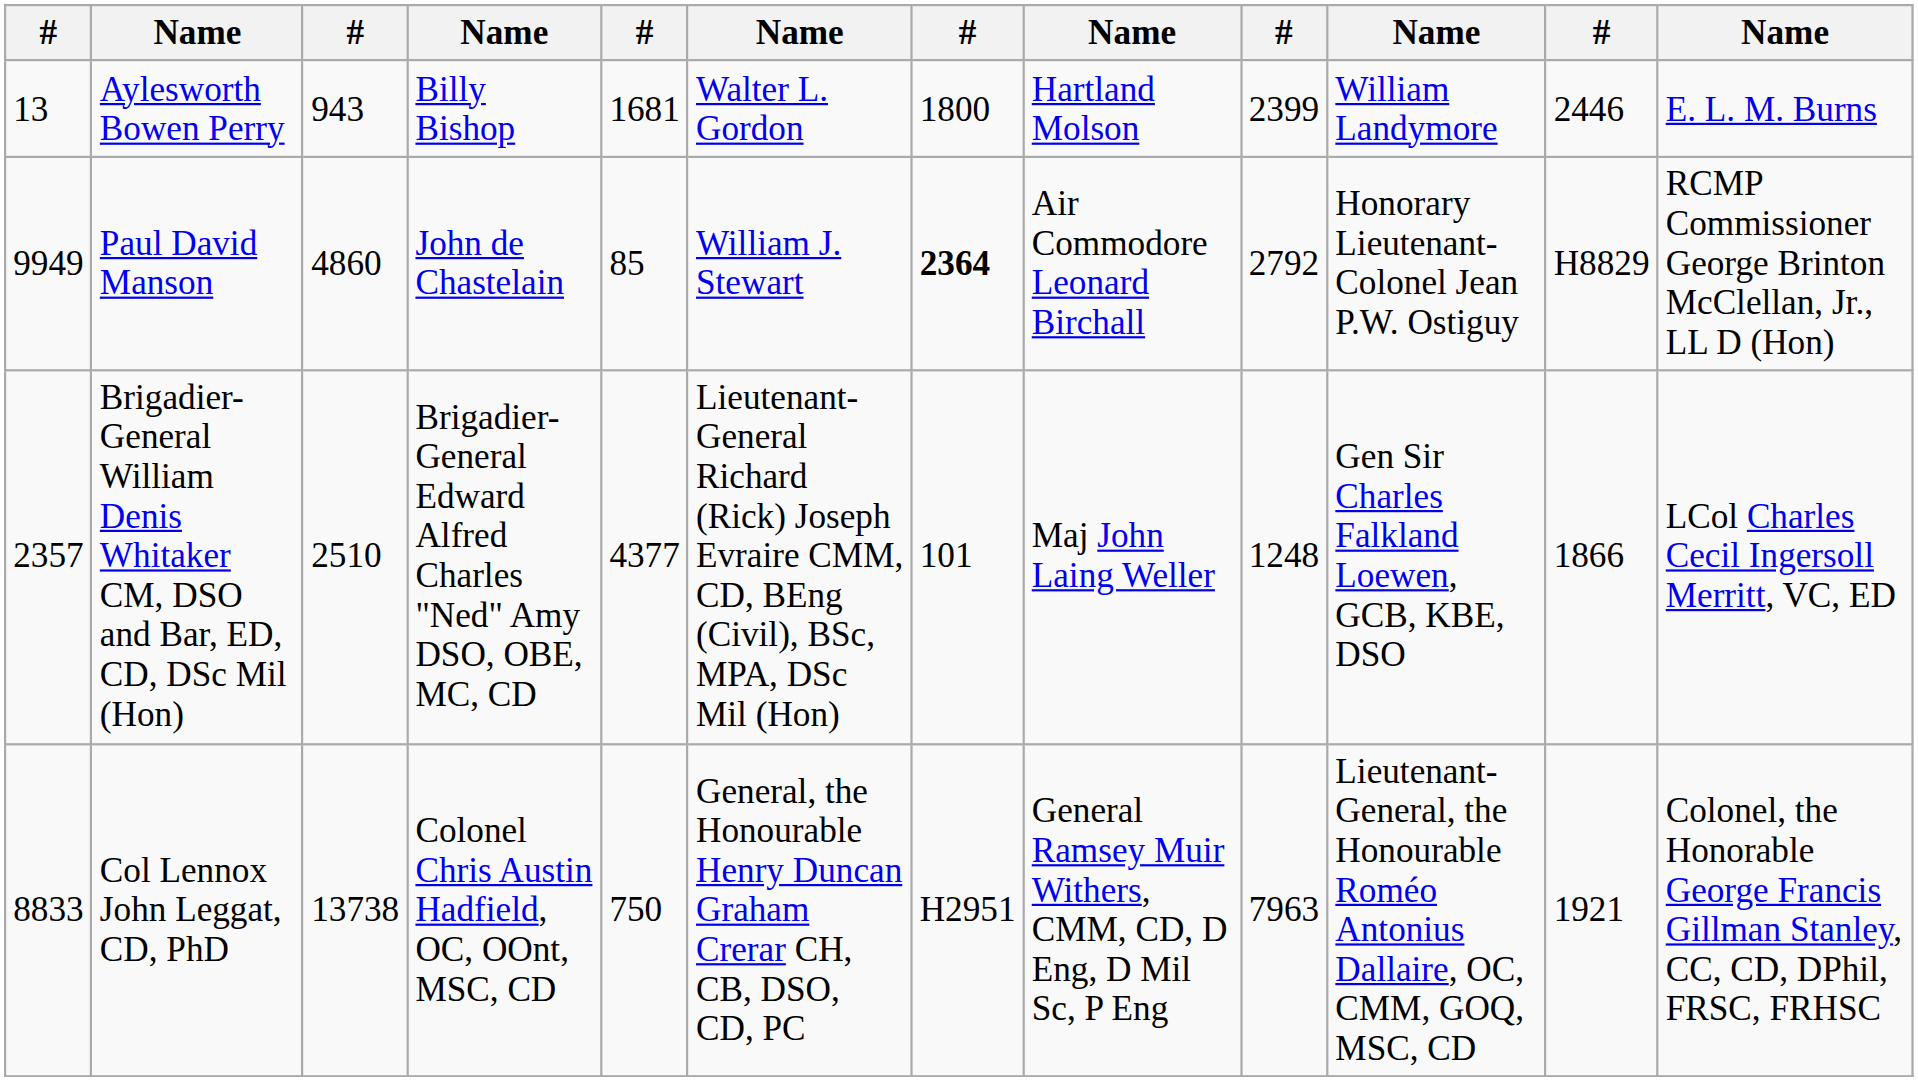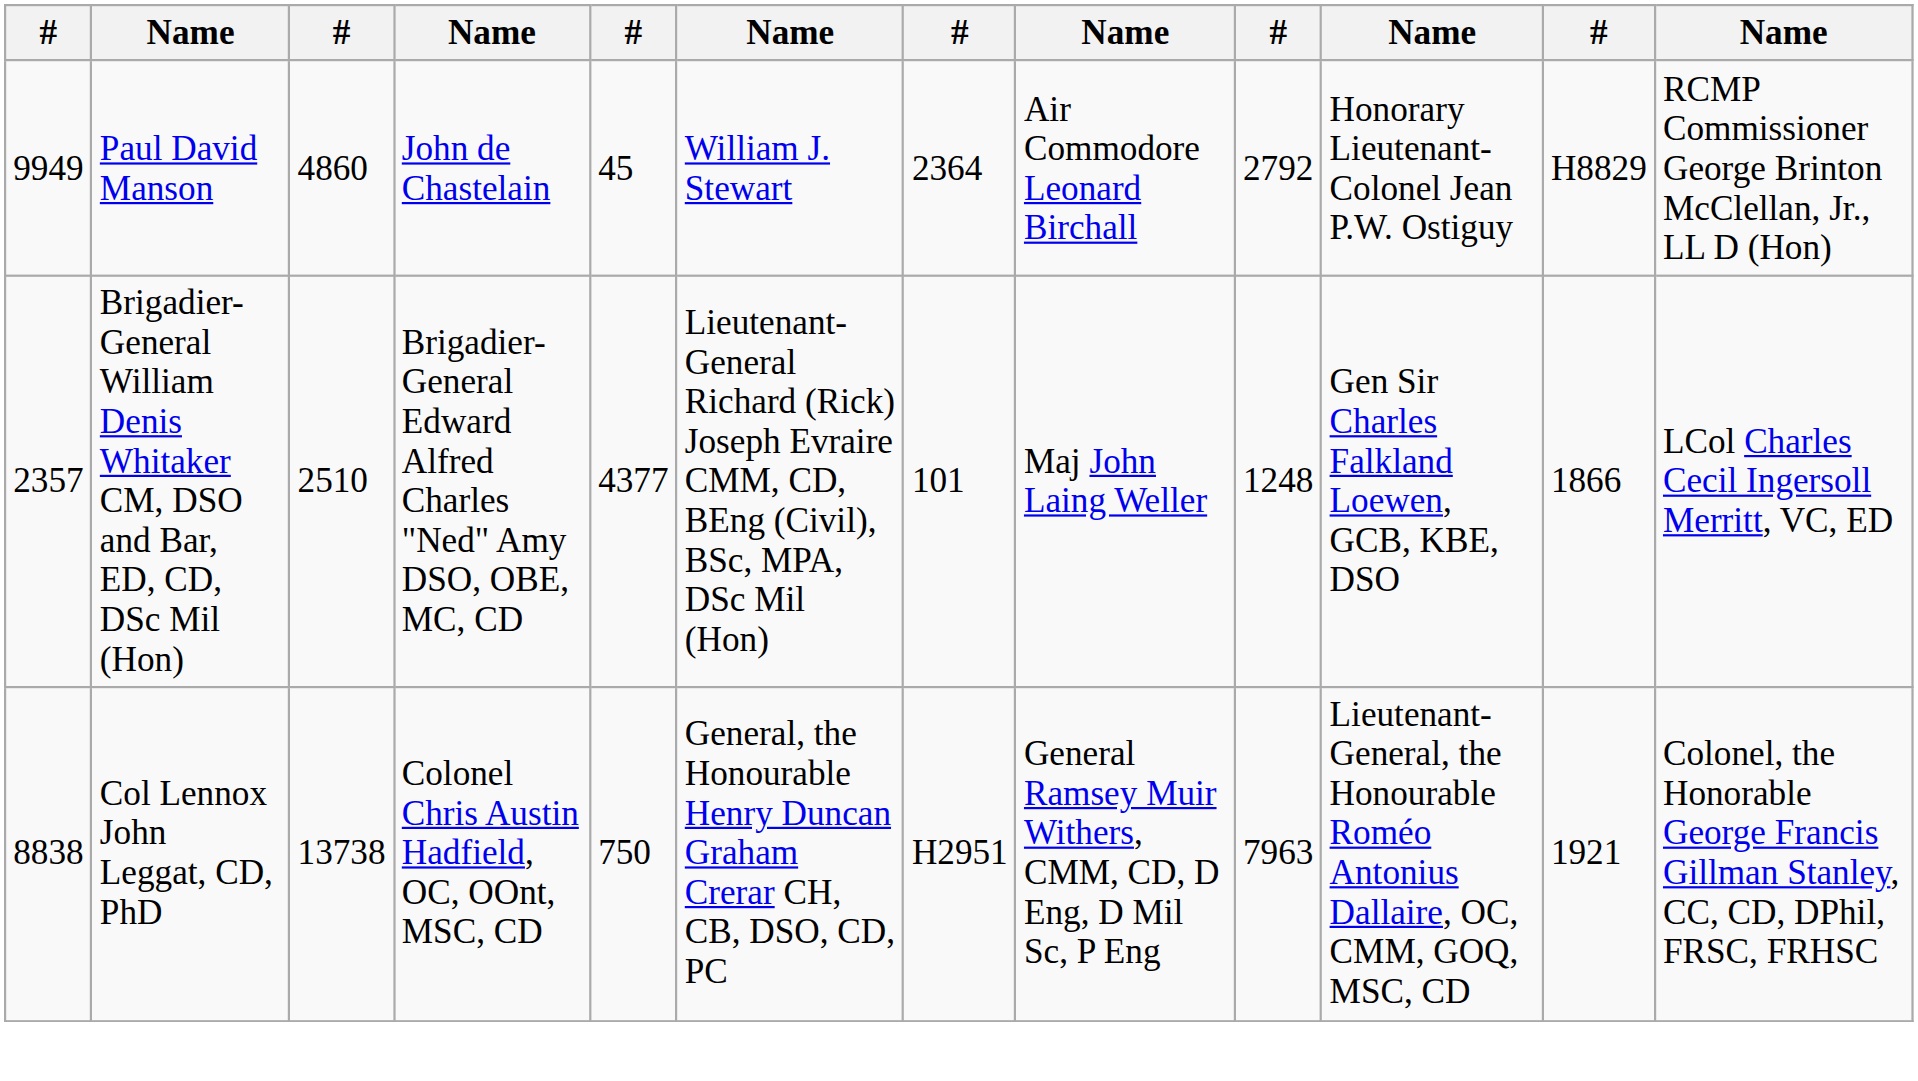- row: (192, 108)
(627, 262) 85 -> (616, 167) 45
(955, 262) bold -> (947, 167) normal
(48, 909) 8833 -> (48, 853) 8838
